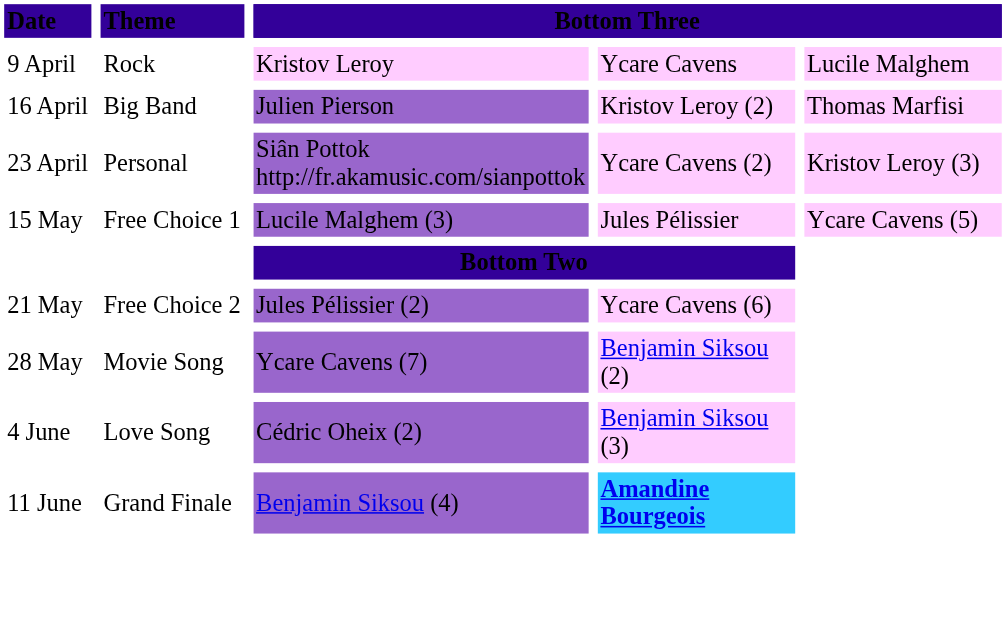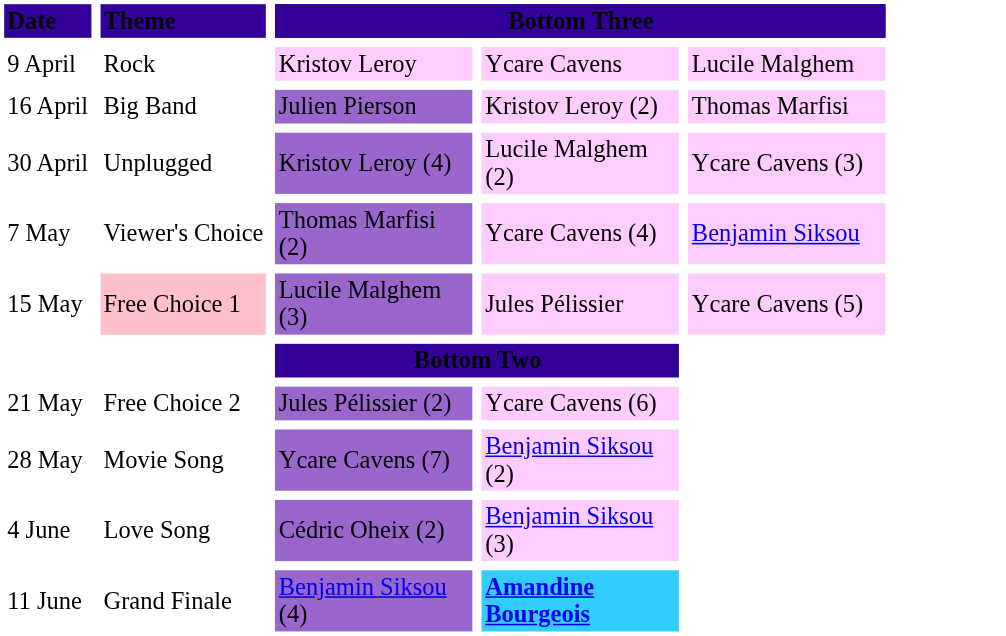- row: (48, 163)
+ row: (48, 163)
+ row: (39, 233)
(172, 219) no background -> (172, 303) pink background
